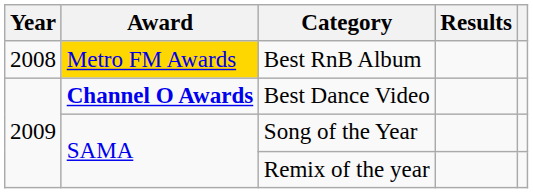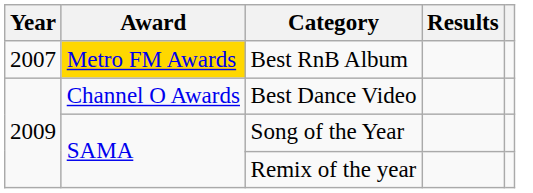(33, 59) 2008 -> (33, 59) 2007
(160, 95) bold -> (153, 95) normal
